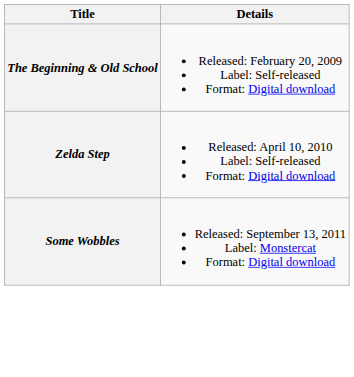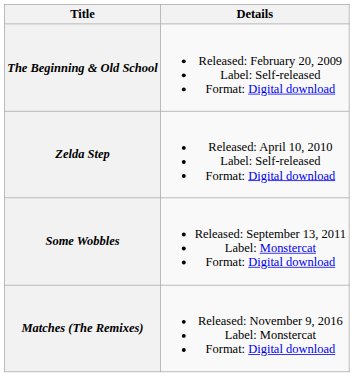+ row: (83, 328)
